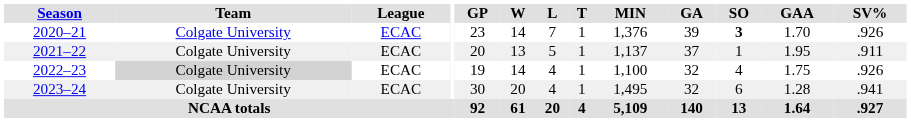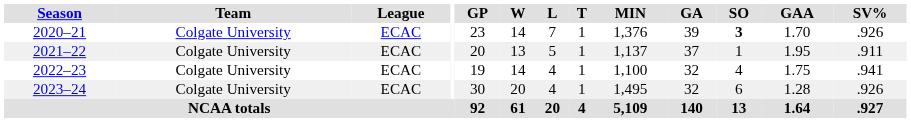(233, 70) lightgrey background -> (233, 70) no background
(870, 70) .926 -> (870, 70) .941
(870, 89) .941 -> (870, 89) .926
